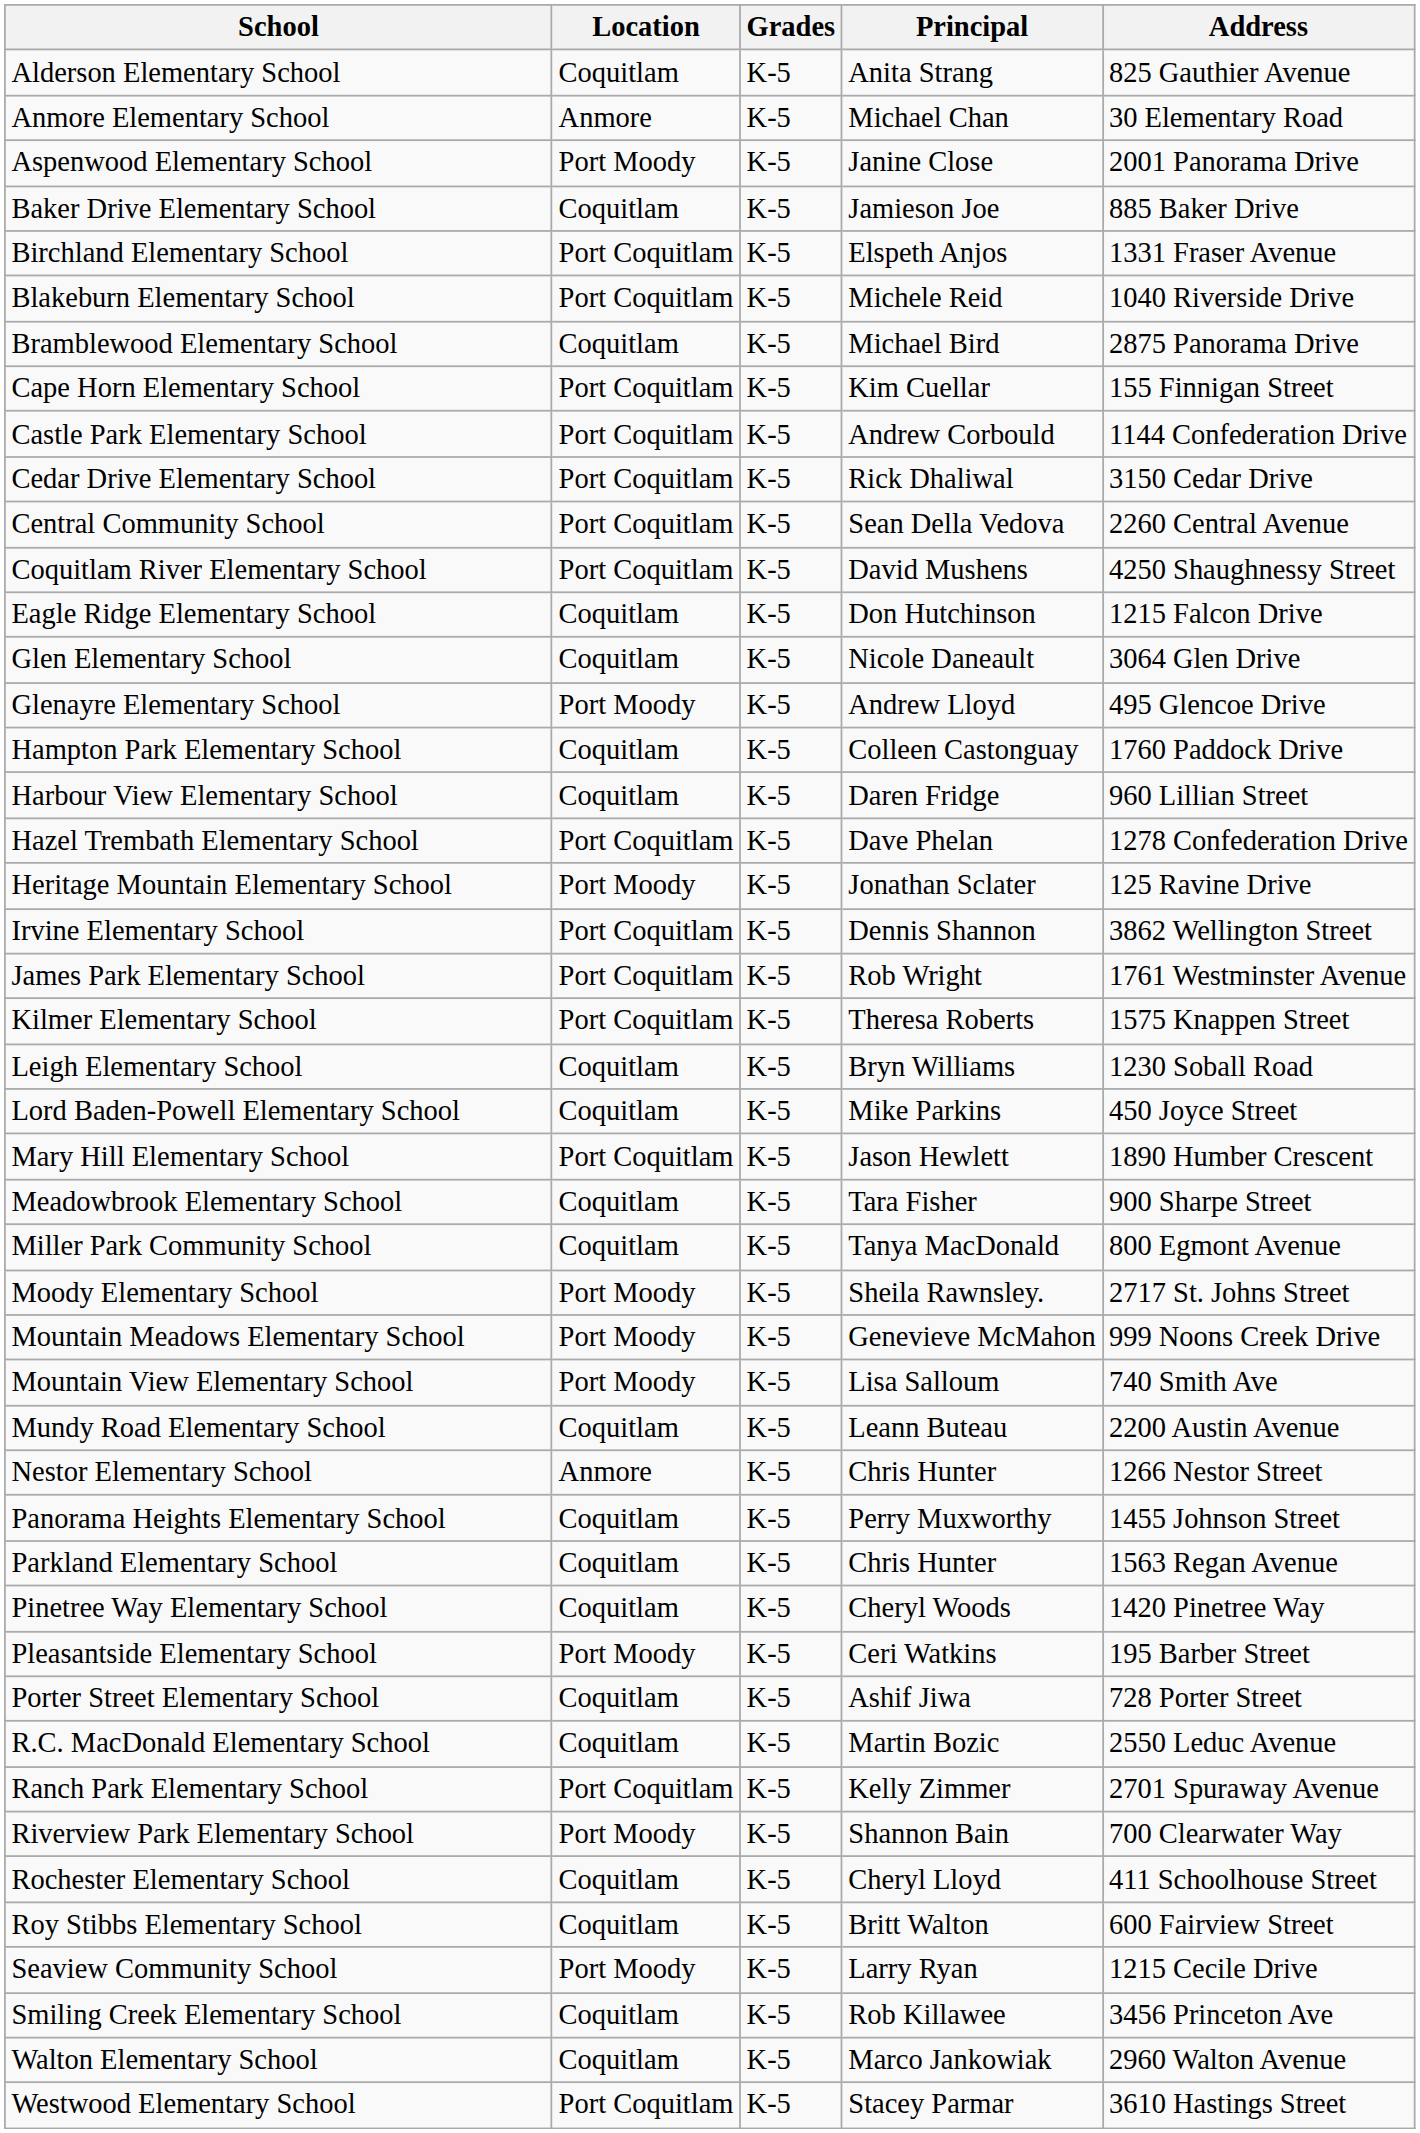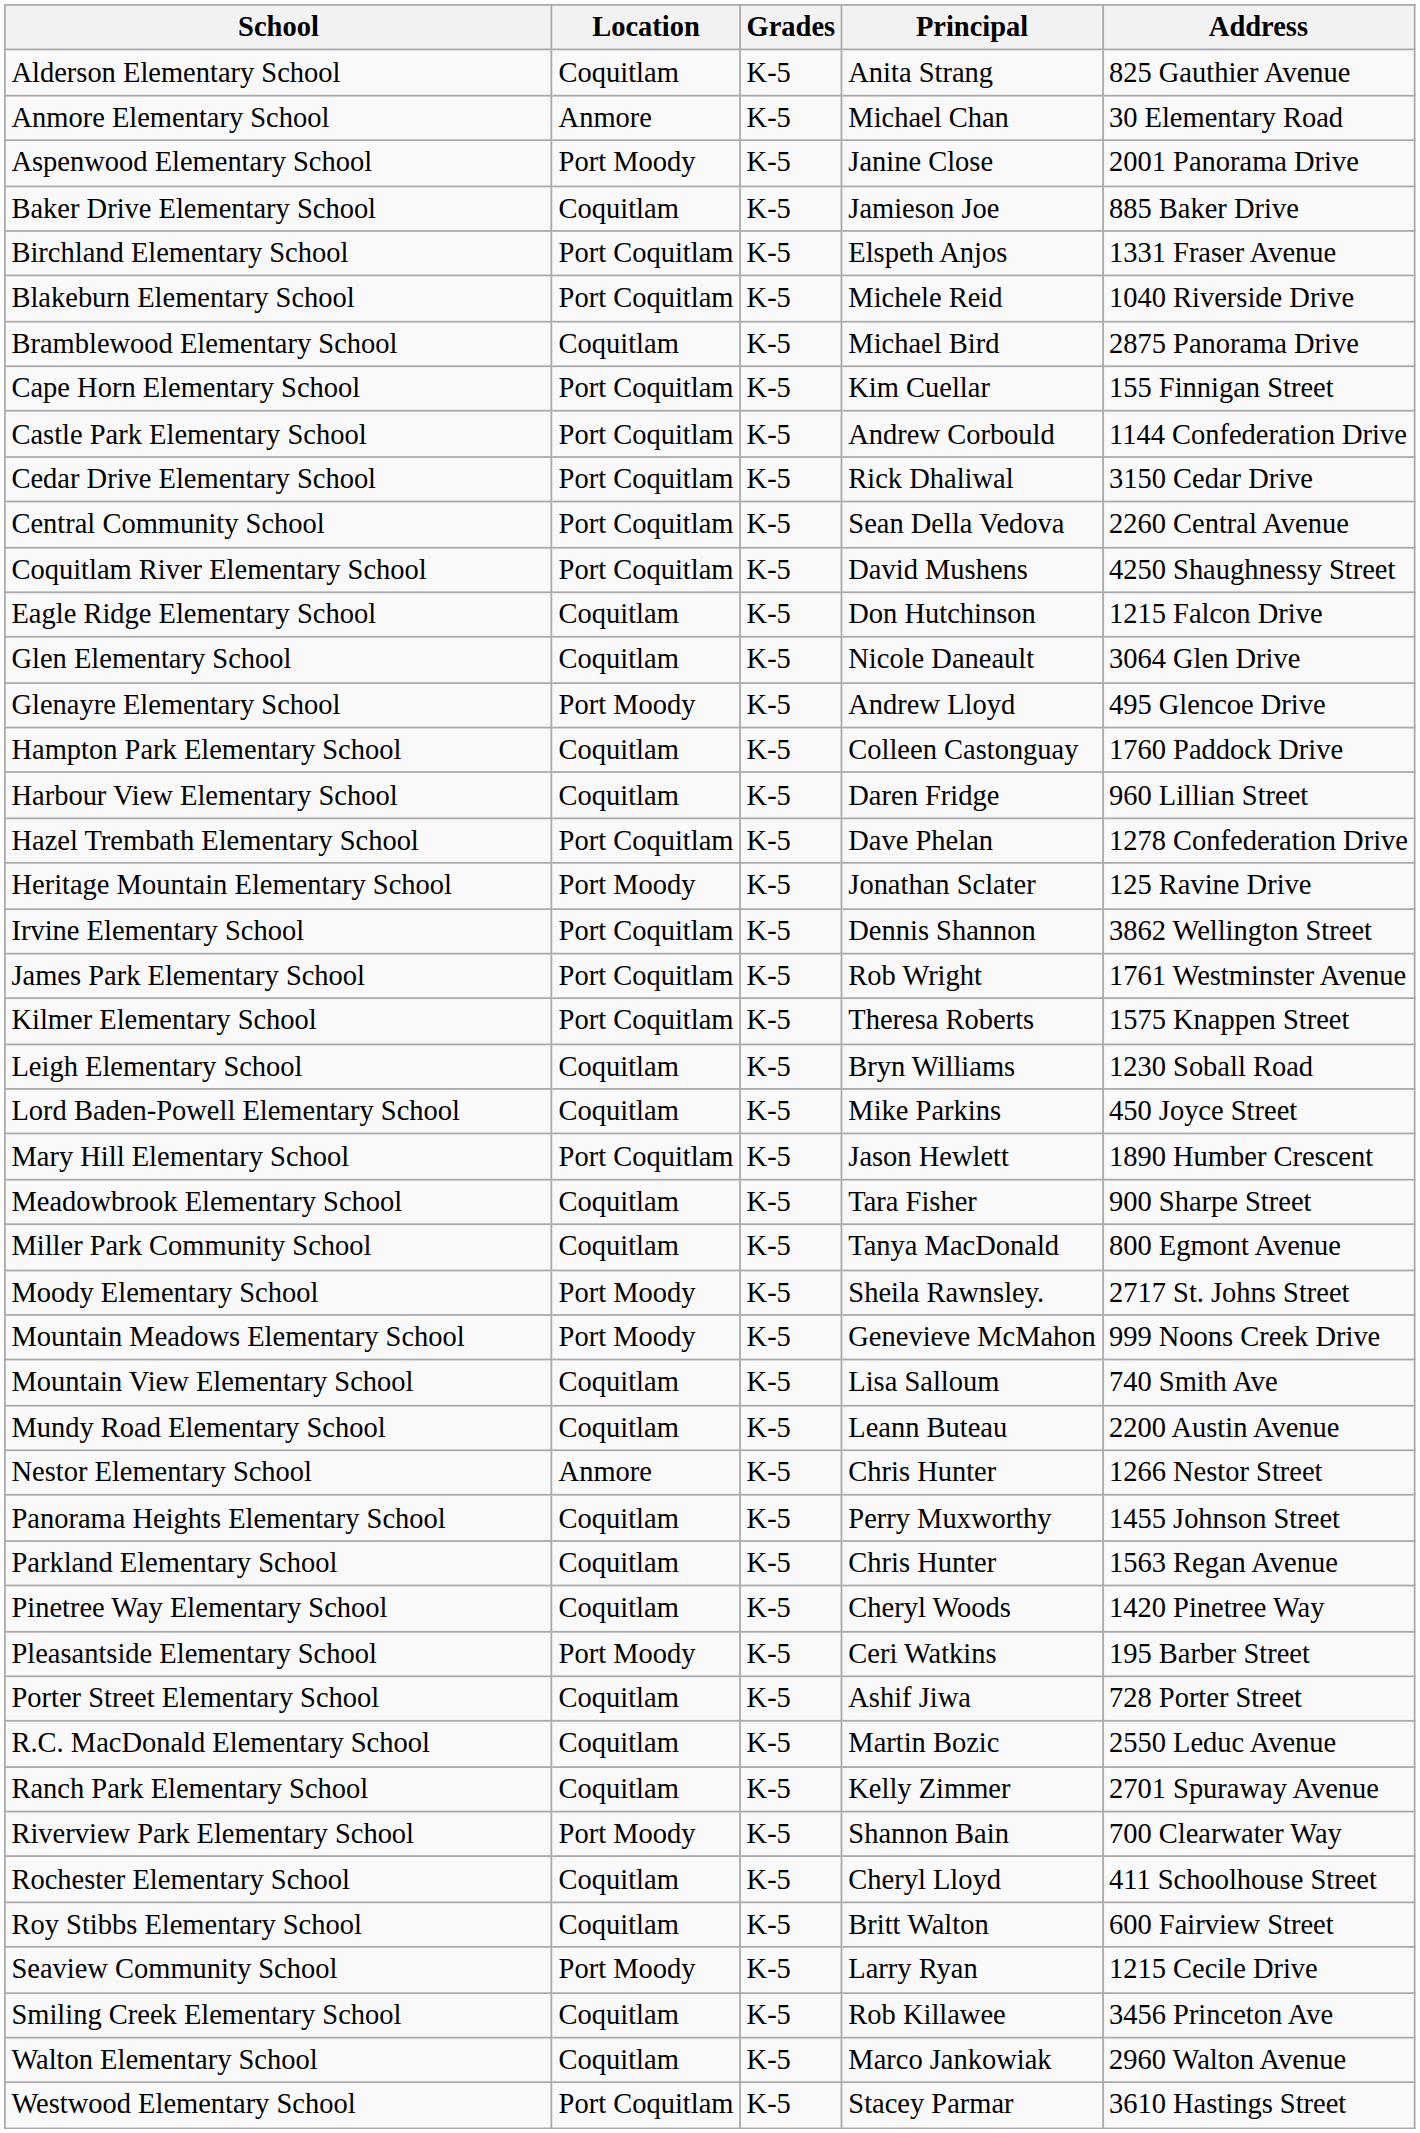(627, 1382) Port Moody -> (619, 1382) Coquitlam
(646, 1788) Port Coquitlam -> (619, 1788) Coquitlam
